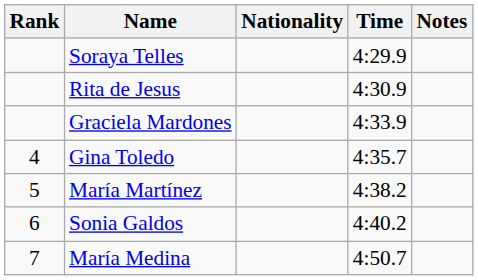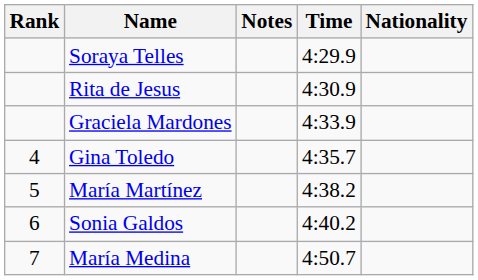columns swapped: (292, 21) <-> (442, 21)
